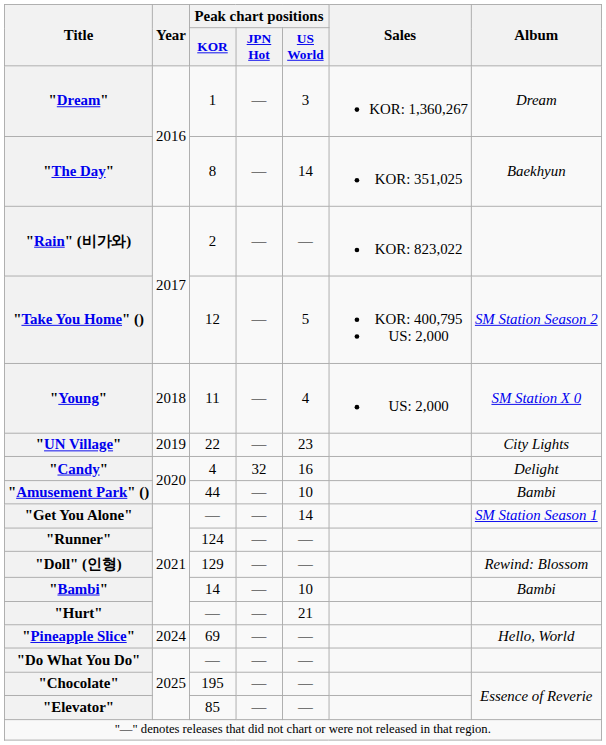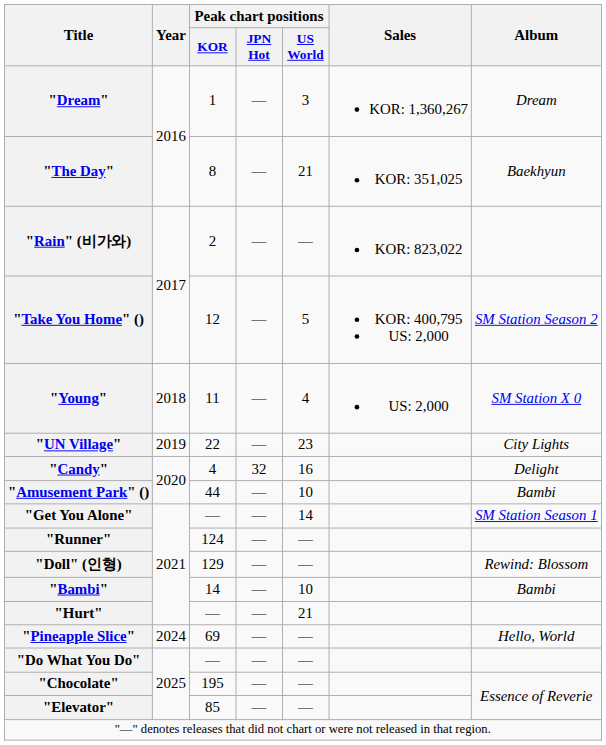(305, 171) 14 -> (305, 171) 21
